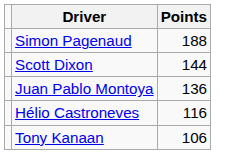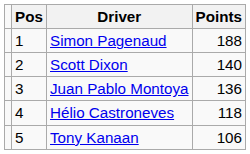+ column: (29, 17)
(194, 65) 144 -> (229, 65) 140
(195, 113) 116 -> (230, 113) 118
